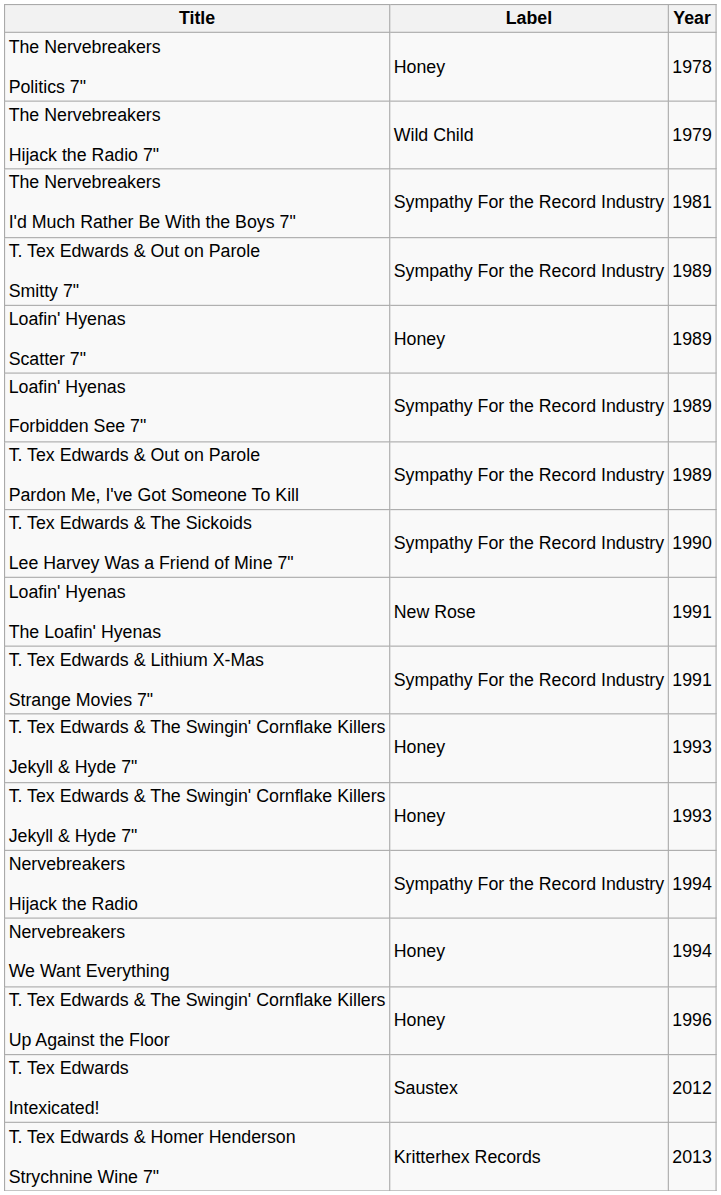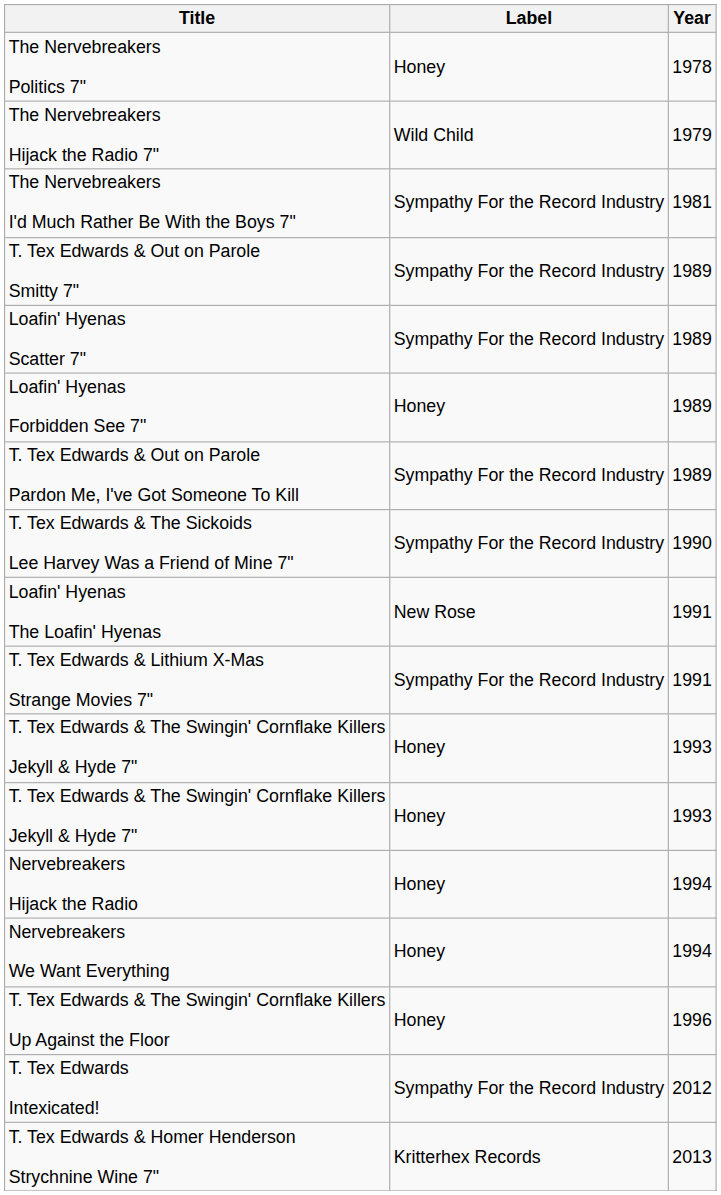(419, 339) Honey -> (529, 339) Sympathy For the Record Industry
(529, 407) Sympathy For the Record Industry -> (419, 407) Honey
(529, 884) Sympathy For the Record Industry -> (419, 884) Honey
(426, 1088) Saustex -> (529, 1088) Sympathy For the Record Industry
